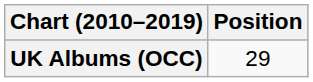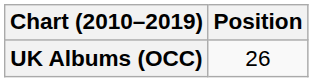(258, 58) 29 -> (258, 58) 26
